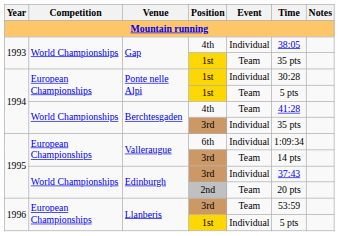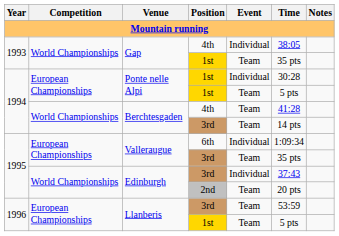(249, 126) Individual -> (249, 126) Team
(289, 126) 35 pts -> (289, 126) 14 pts
(289, 158) 14 pts -> (289, 158) 35 pts
(249, 222) Individual -> (249, 222) Team
